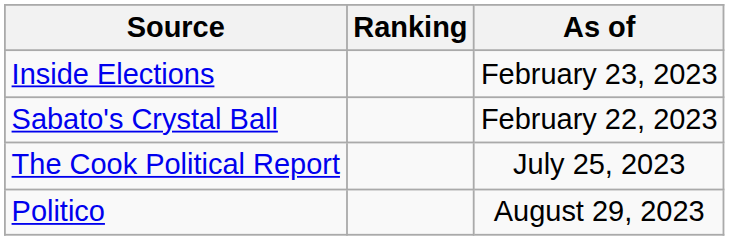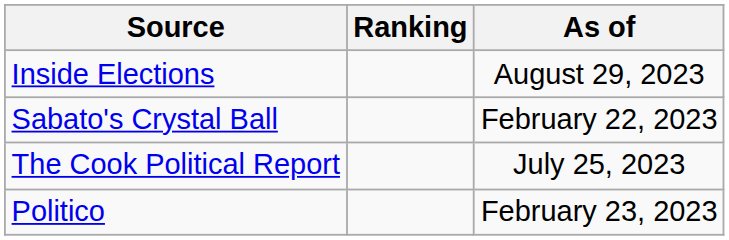(599, 73) February 23, 2023 -> (599, 73) August 29, 2023
(599, 211) August 29, 2023 -> (599, 211) February 23, 2023
